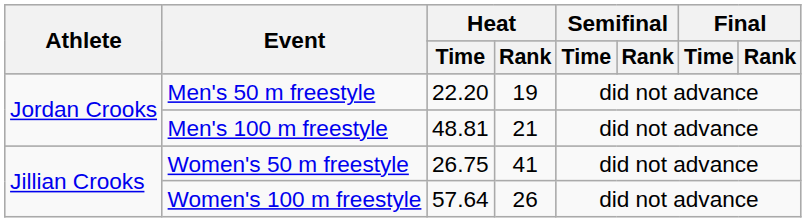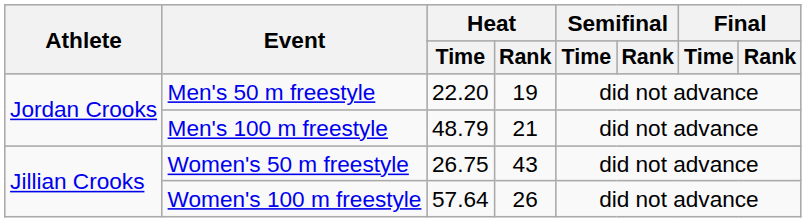(460, 128) 48.81 -> (460, 128) 48.79
(525, 164) 41 -> (525, 164) 43
